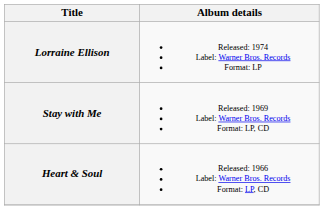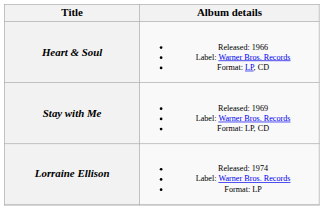rows swapped: (72, 174) <-> (72, 52)
